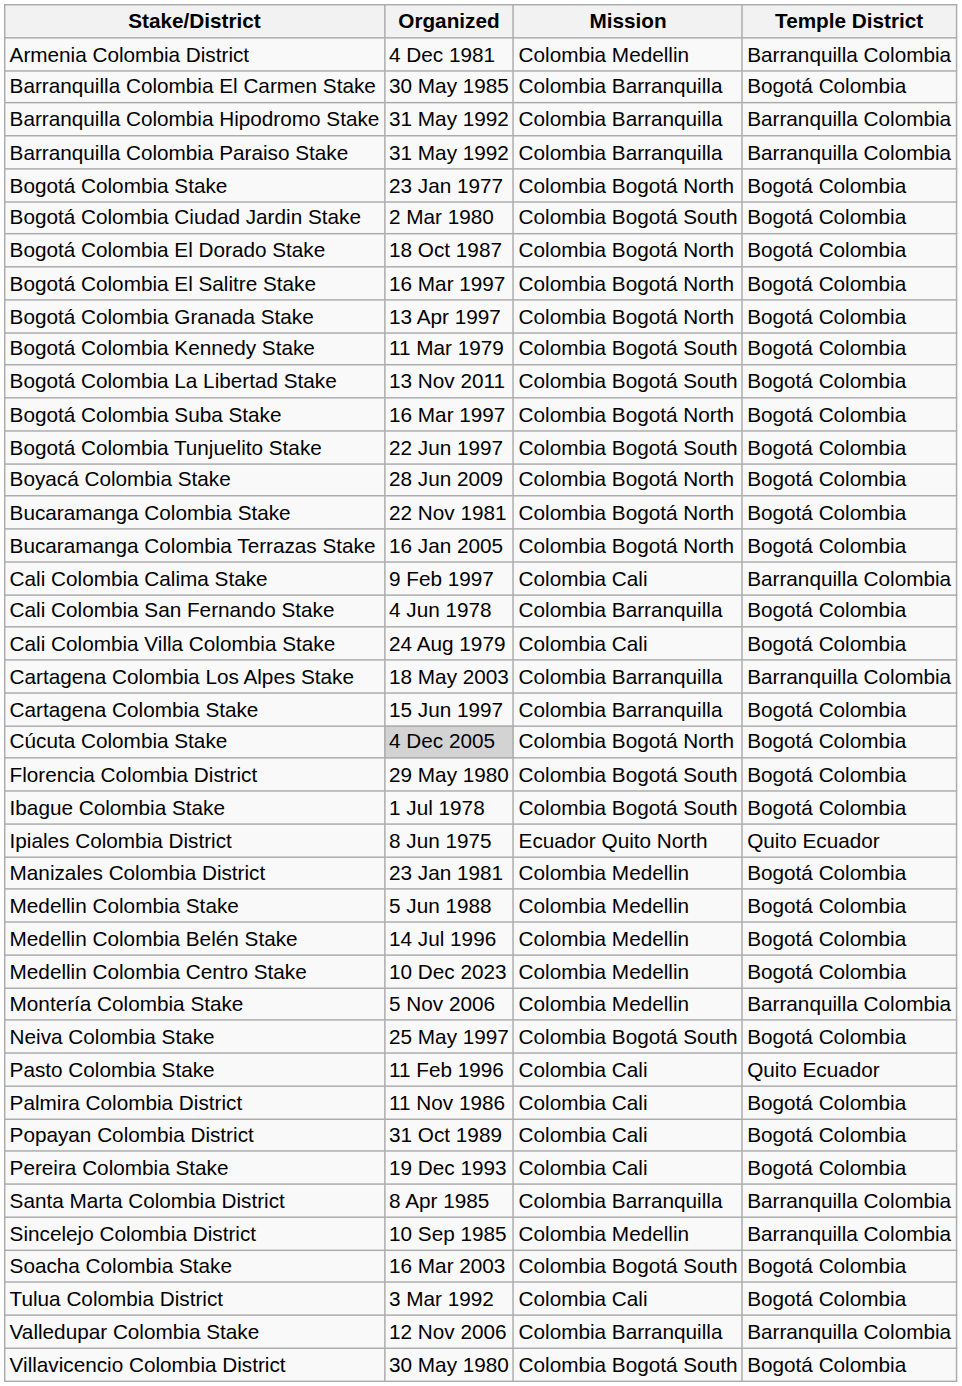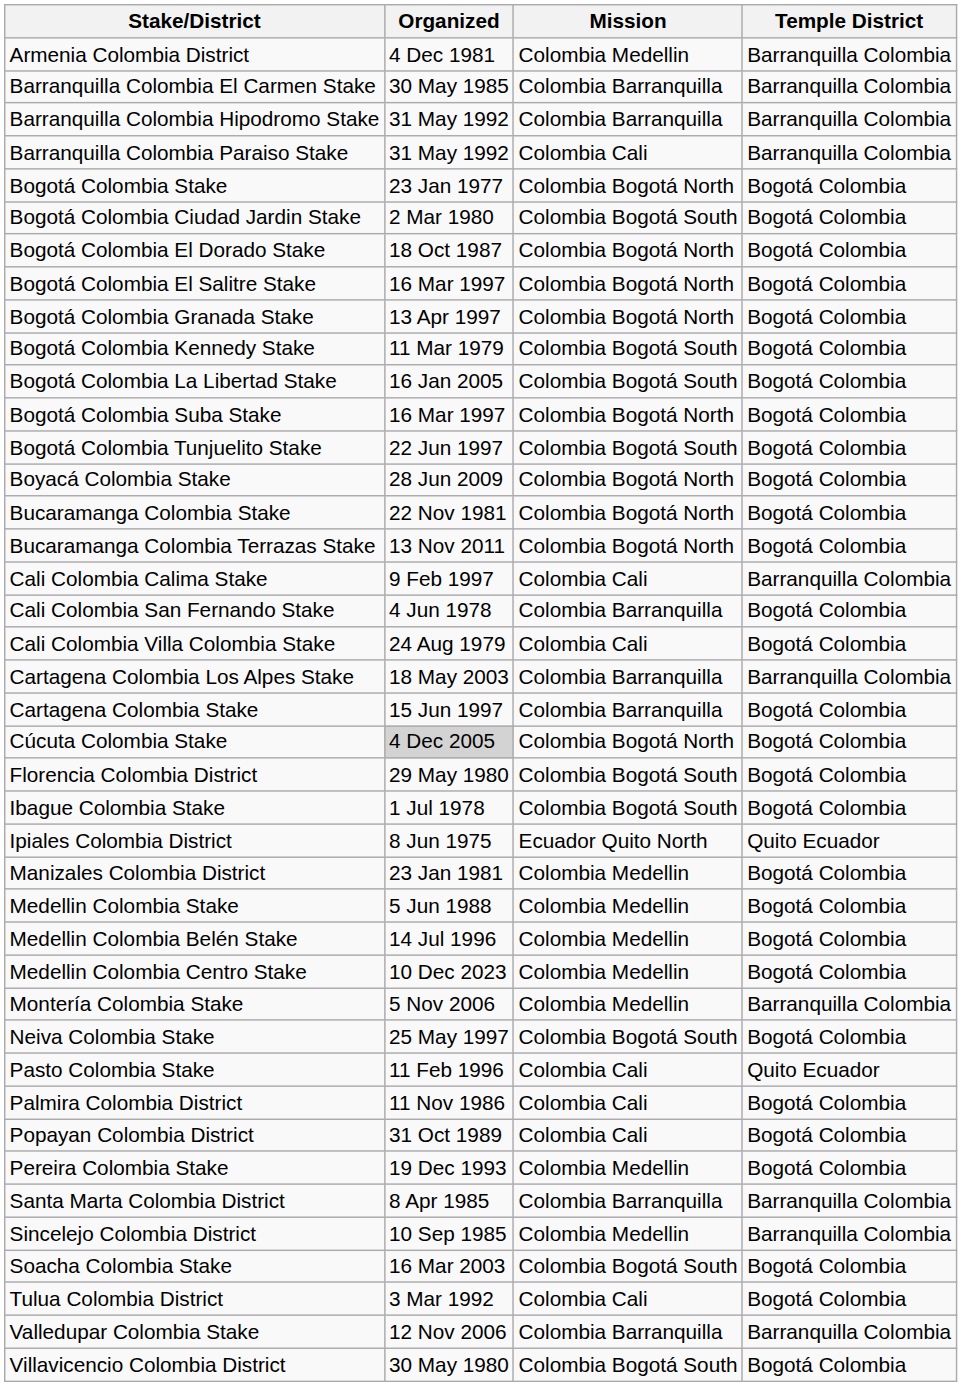(827, 87) Bogotá Colombia -> (849, 87) Barranquilla Colombia
(621, 153) Colombia Barranquilla -> (583, 153) Colombia Cali
(447, 382) 13 Nov 2011 -> (446, 382) 16 Jan 2005
(446, 546) 16 Jan 2005 -> (447, 546) 13 Nov 2011
(583, 1168) Colombia Cali -> (604, 1168) Colombia Medellin
